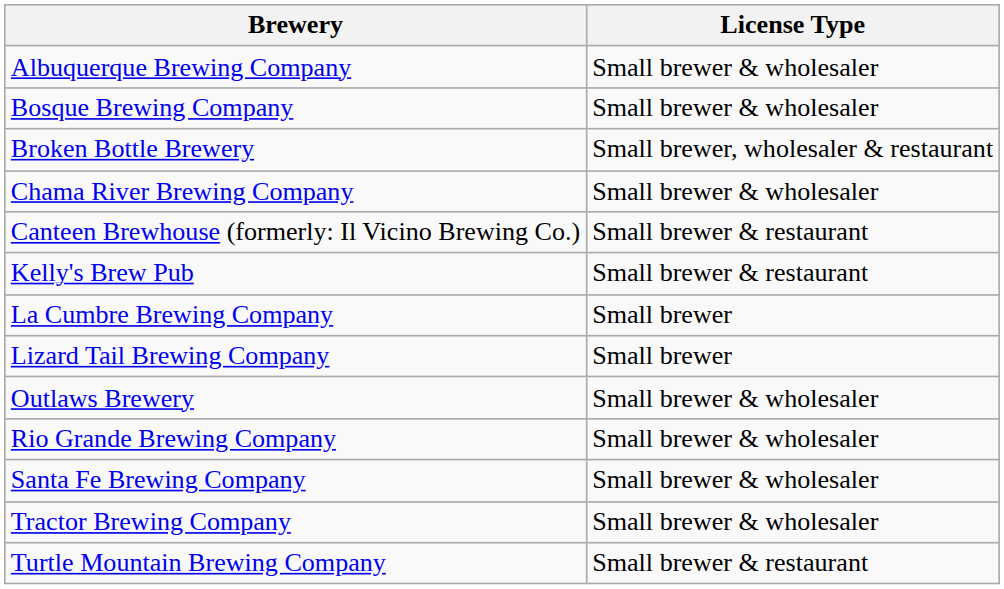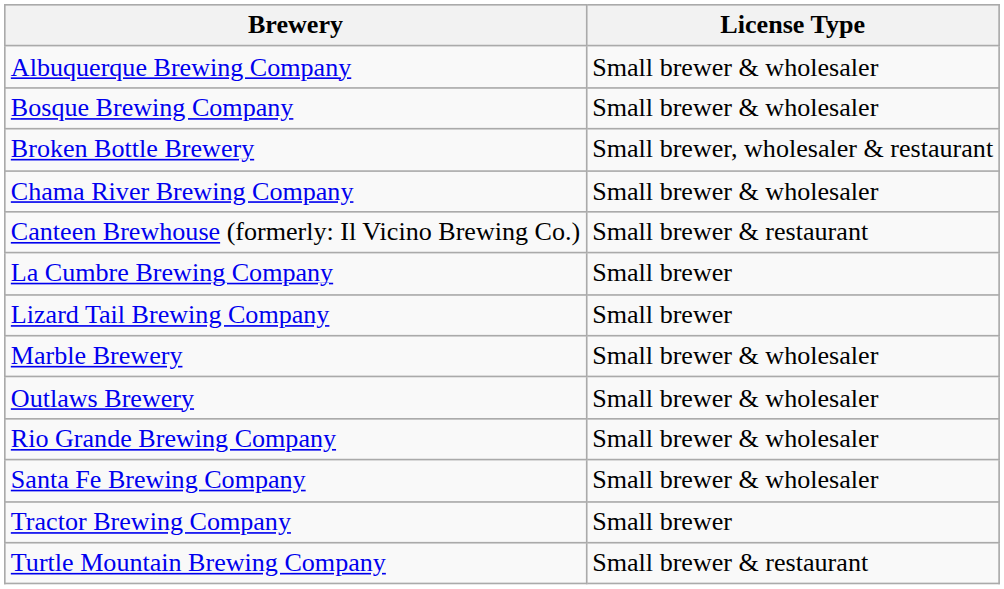- row: (102, 273)
+ row: (97, 356)
(735, 521) Small brewer & wholesaler -> (662, 521) Small brewer
